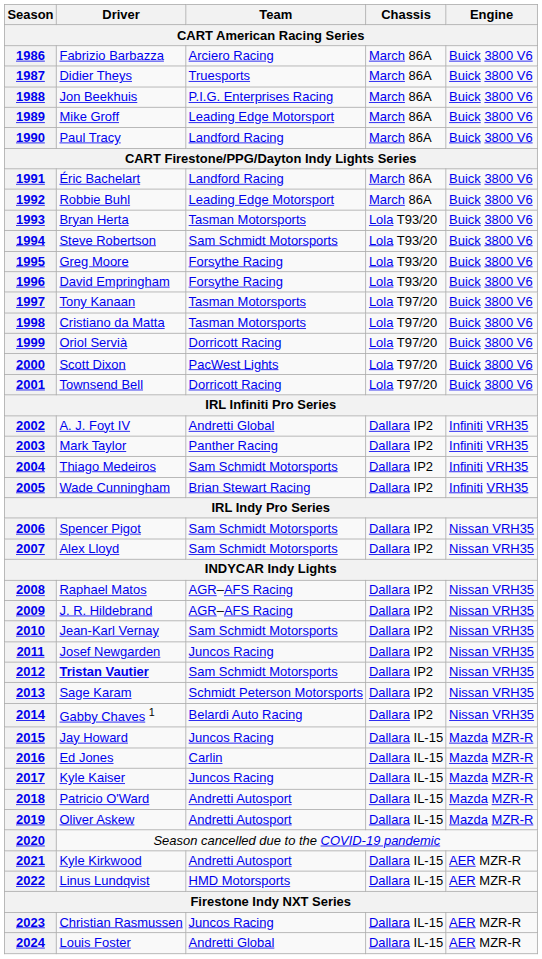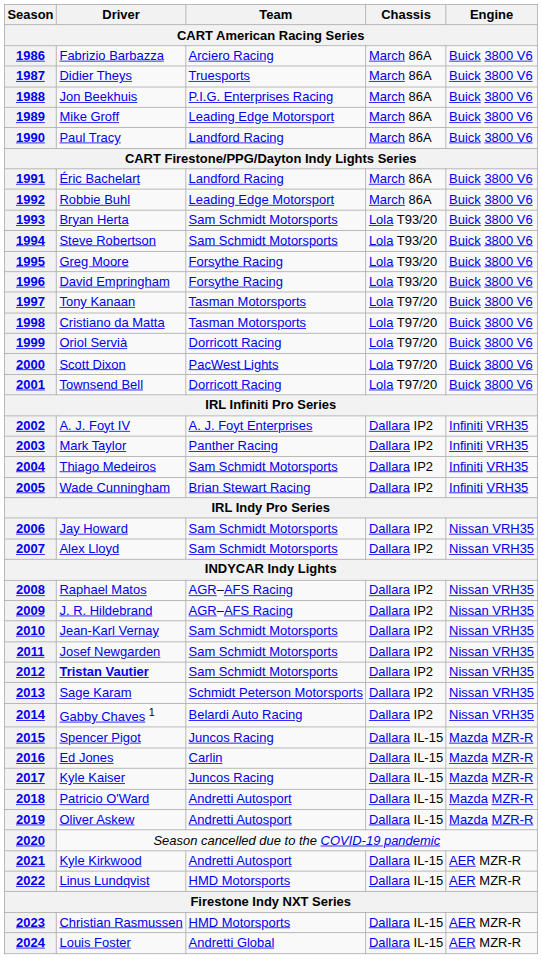(247, 220) Tasman Motorsports -> (263, 220) Sam Schmidt Motorsports
(231, 425) Andretti Global -> (251, 425) A. J. Foyt Enterprises
(100, 528) Spencer Pigot -> (94, 528) Jay Howard
(231, 651) Juncos Racing -> (263, 651) Sam Schmidt Motorsports
(94, 737) Jay Howard -> (100, 737) Spencer Pigot
(231, 922) Juncos Racing -> (239, 922) HMD Motorsports
